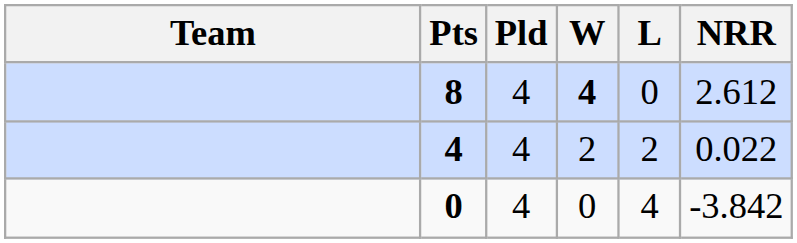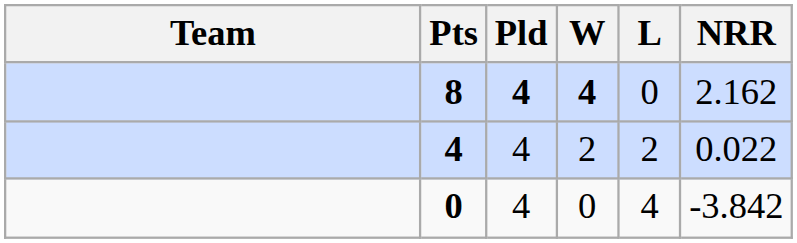(521, 91) normal -> (521, 91) bold
(736, 91) 2.612 -> (736, 91) 2.162
